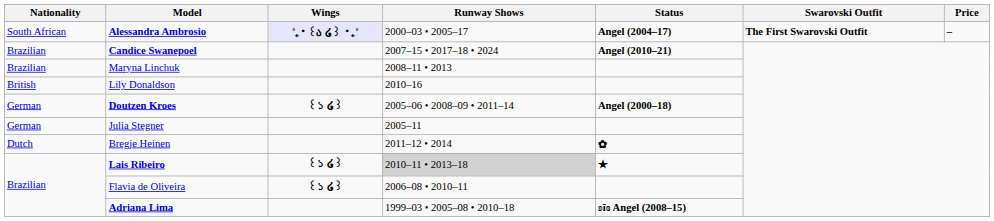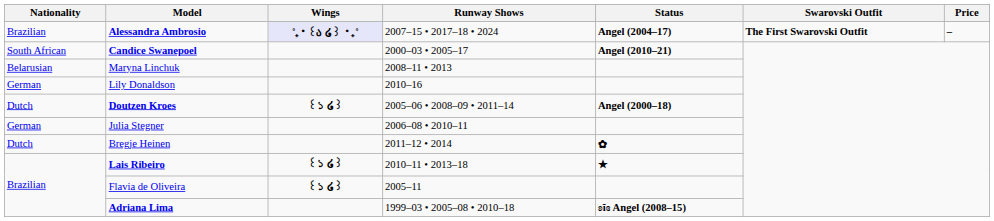(36, 31) South African -> (26, 31) Brazilian
(427, 31) 2000–03 • 2005–17 -> (442, 31) 2007–15 • 2017–18 • 2024
(26, 50) Brazilian -> (36, 50) South African
(442, 50) 2007–15 • 2017–18 • 2024 -> (427, 50) 2000–03 • 2005–17
(26, 67) Brazilian -> (30, 67) Belarusian
(21, 85) British -> (24, 85) German
(24, 105) German -> (20, 105) Dutch
(403, 125) 2005–11 -> (426, 125) 2006–08 • 2010–11
(426, 164) lightgrey background -> (426, 164) no background
(426, 187) 2006–08 • 2010–11 -> (403, 187) 2005–11
